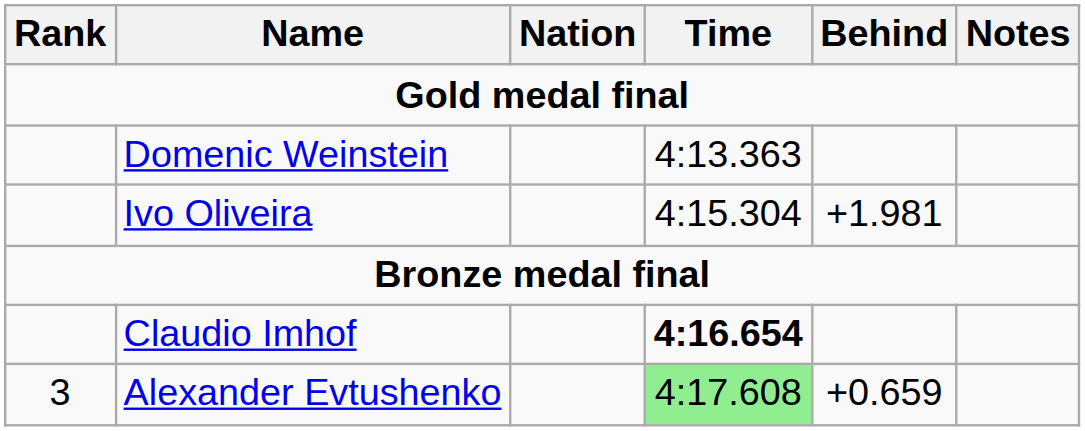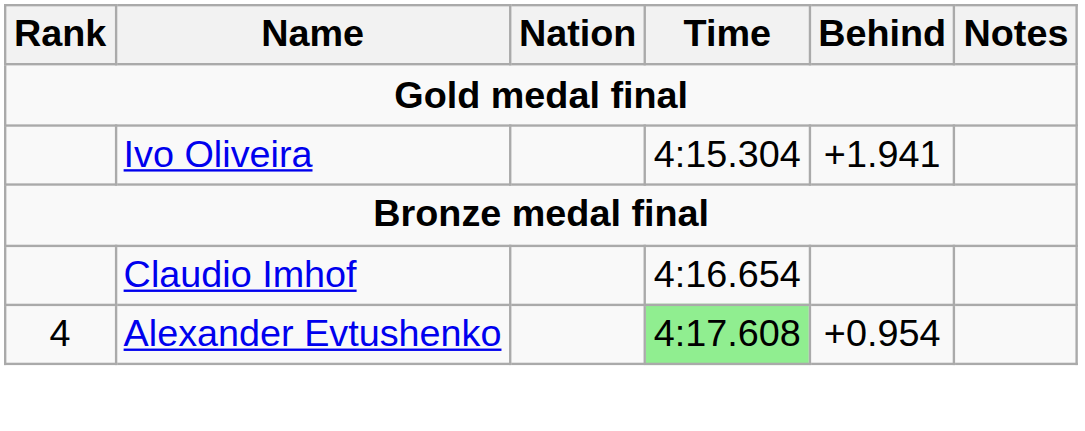- row: (286, 154)
(884, 214) +1.981 -> (882, 154) +1.941
(728, 333) bold -> (727, 273) normal
(60, 393) 3 -> (60, 333) 4
(884, 393) +0.659 -> (882, 333) +0.954
